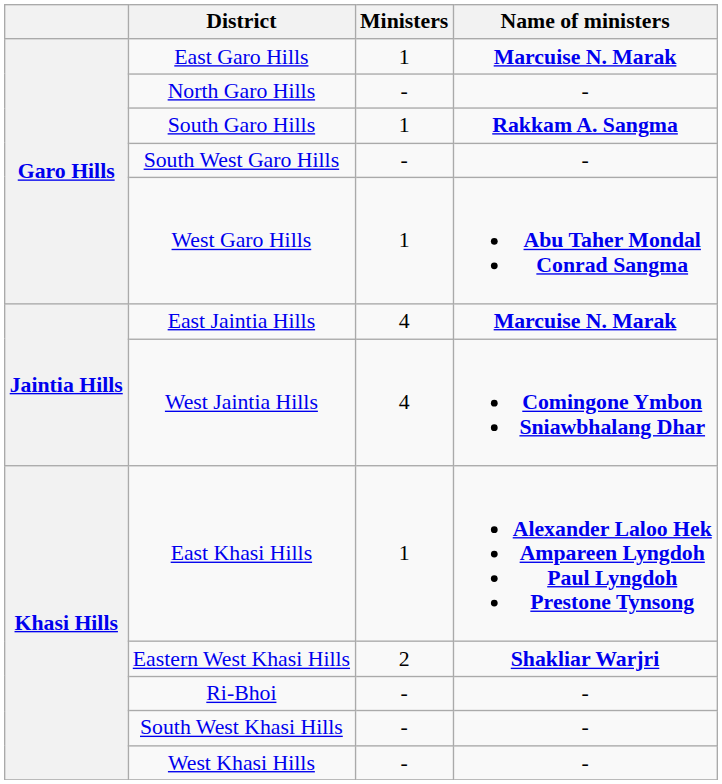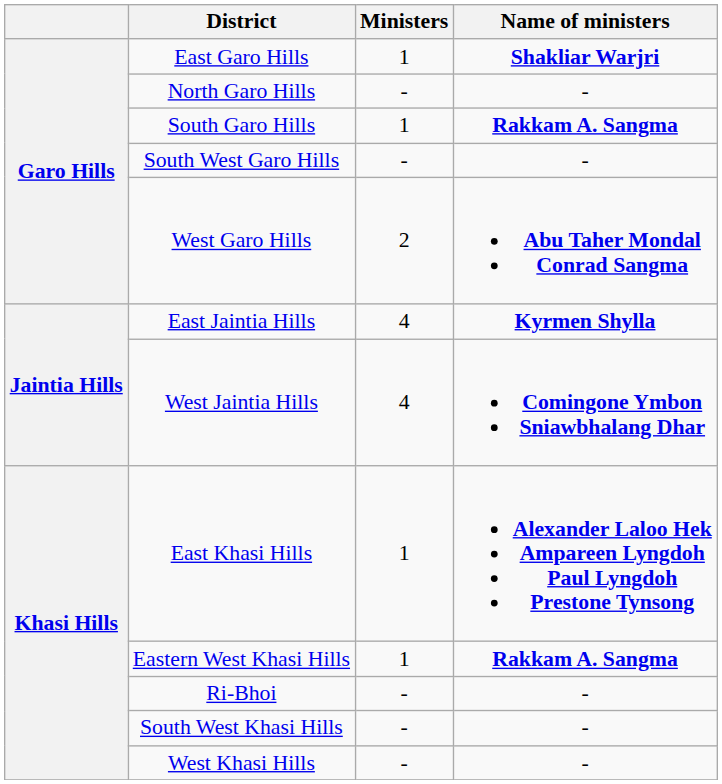(585, 56) Marcuise N. Marak -> (585, 56) Shakliar Warjri
(404, 240) 1 -> (404, 240) 2
(585, 321) Marcuise N. Marak -> (585, 321) Kyrmen Shylla
(404, 658) 2 -> (404, 658) 1
(585, 658) Shakliar Warjri -> (585, 658) Rakkam A. Sangma
